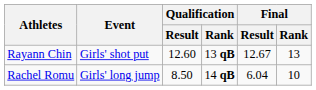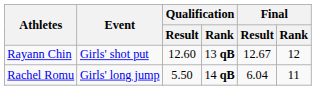(294, 55) 13 -> (294, 55) 12
(182, 75) 8.50 -> (182, 75) 5.50
(294, 75) 10 -> (294, 75) 11
